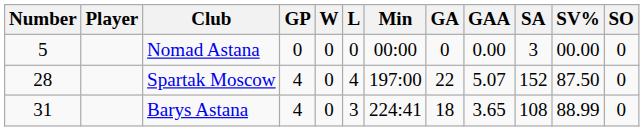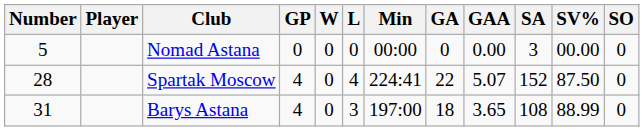(395, 79) 197:00 -> (395, 79) 224:41
(395, 110) 224:41 -> (395, 110) 197:00
